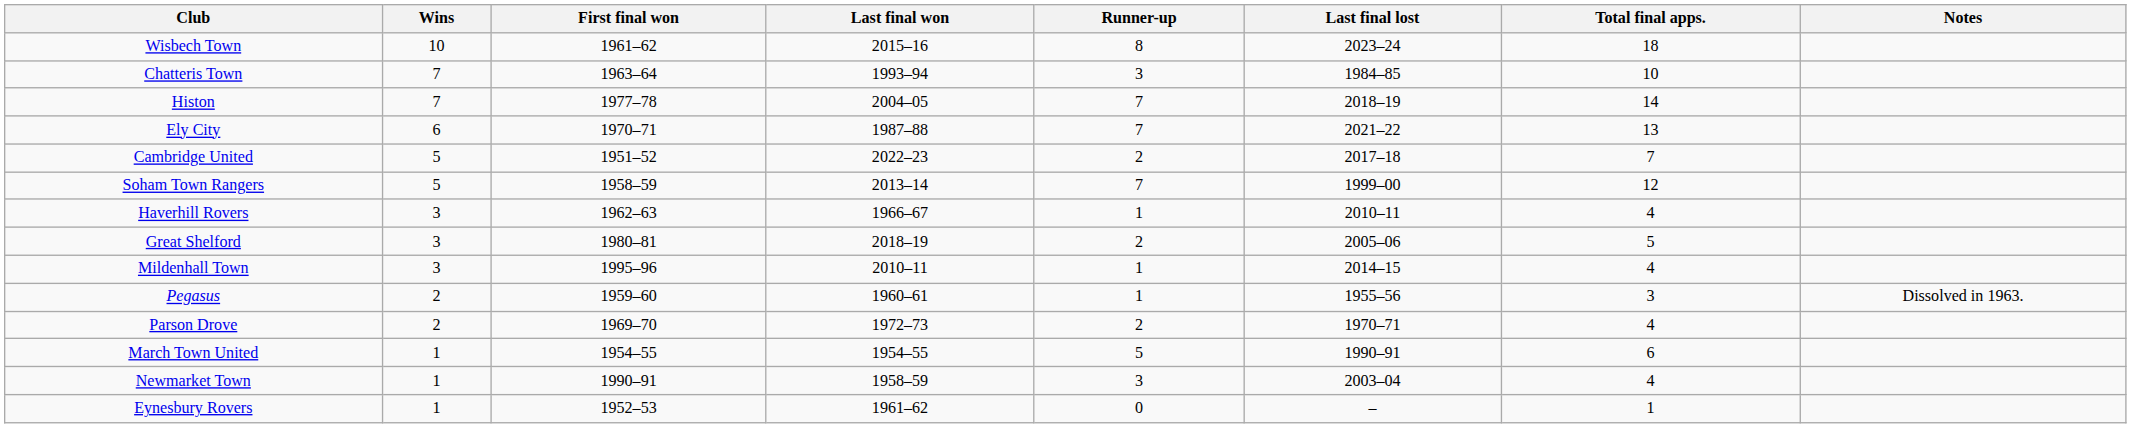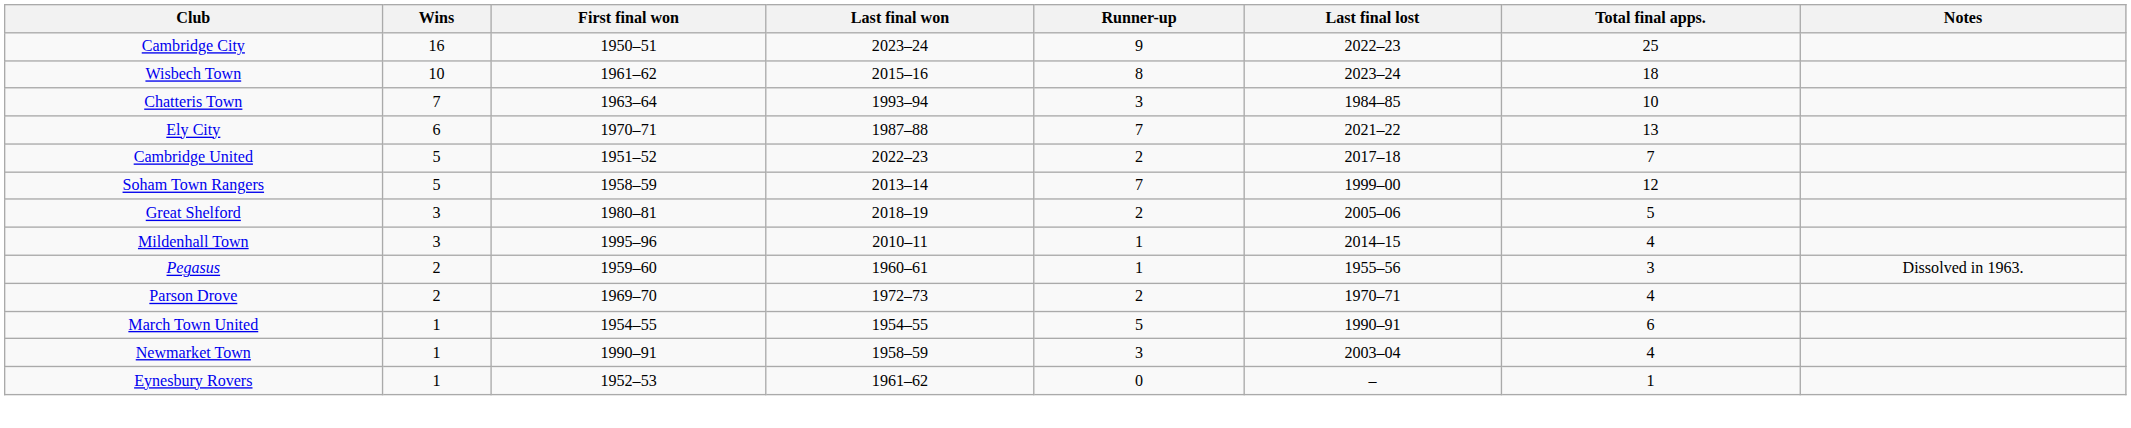+ row: (193, 46)
- row: (193, 101)
- row: (193, 213)
